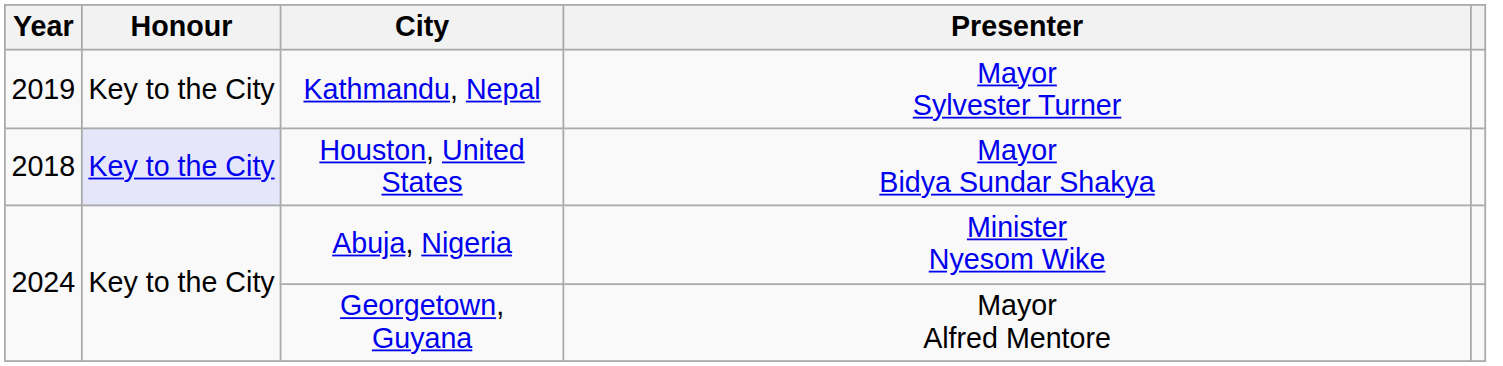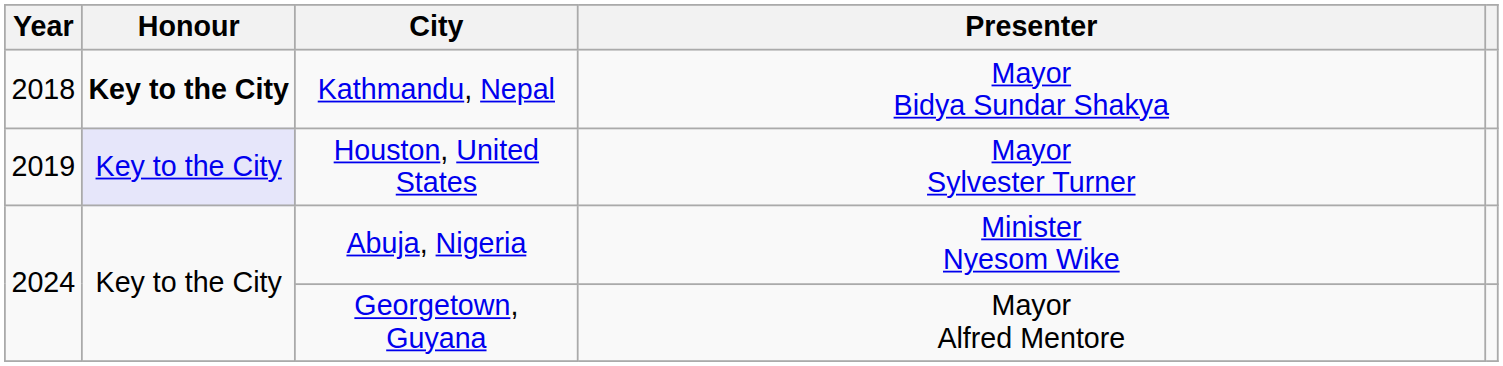(43, 88) 2019 -> (43, 88) 2018
(182, 88) normal -> (189, 88) bold
(1017, 88) Mayor Sylvester Turner -> (1031, 88) Mayor Bidya Sundar Shakya
(43, 166) 2018 -> (43, 166) 2019
(1017, 166) Mayor Bidya Sundar Shakya -> (1031, 166) Mayor Sylvester Turner
